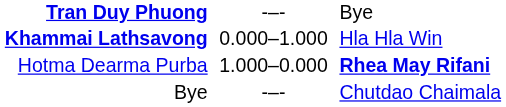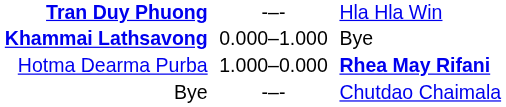(356, 12) Bye -> (391, 12) Hla Hla Win
(391, 39) Hla Hla Win -> (356, 39) Bye
